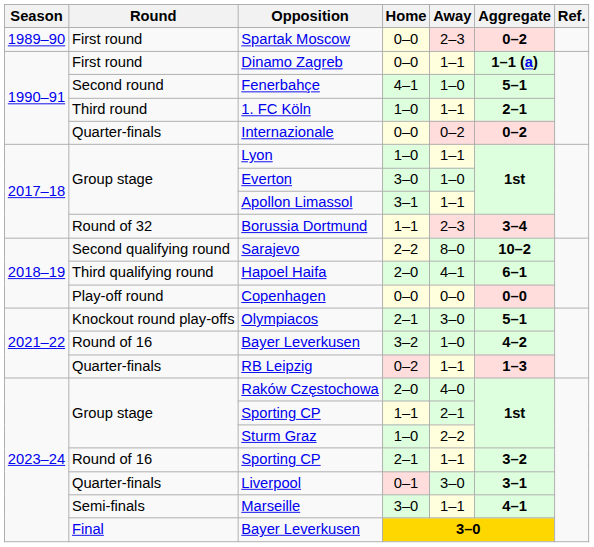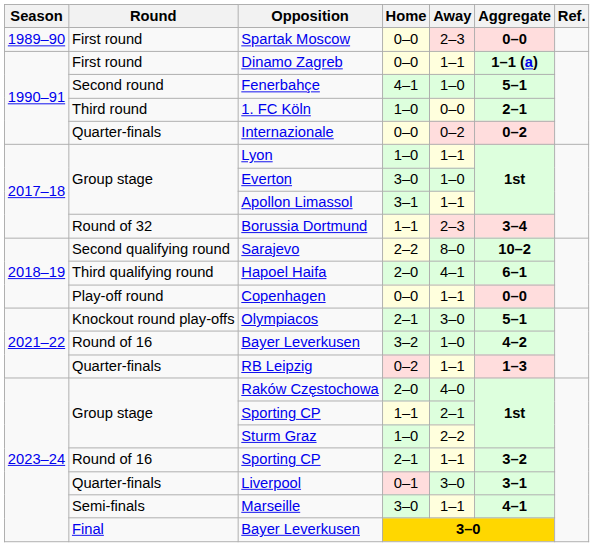(515, 39) 0–2 -> (515, 39) 0–0
(452, 109) 1–1 -> (452, 109) 0–0
(452, 296) 0–0 -> (452, 296) 1–1
